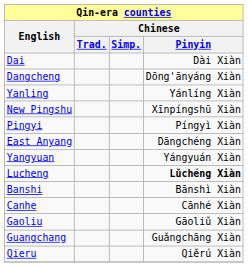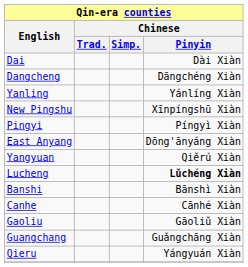(193, 77) Dōng'ānyáng Xiàn -> (199, 77) Dāngchéng Xiàn
(199, 141) Dāngchéng Xiàn -> (193, 141) Dōng'ānyáng Xiàn
(202, 157) Yángyuán Xiàn -> (211, 157) Qiěrú Xiàn
(211, 254) Qiěrú Xiàn -> (202, 254) Yángyuán Xiàn
